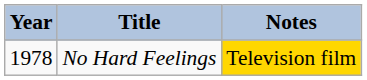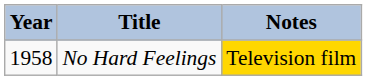(31, 57) 1978 -> (31, 57) 1958
